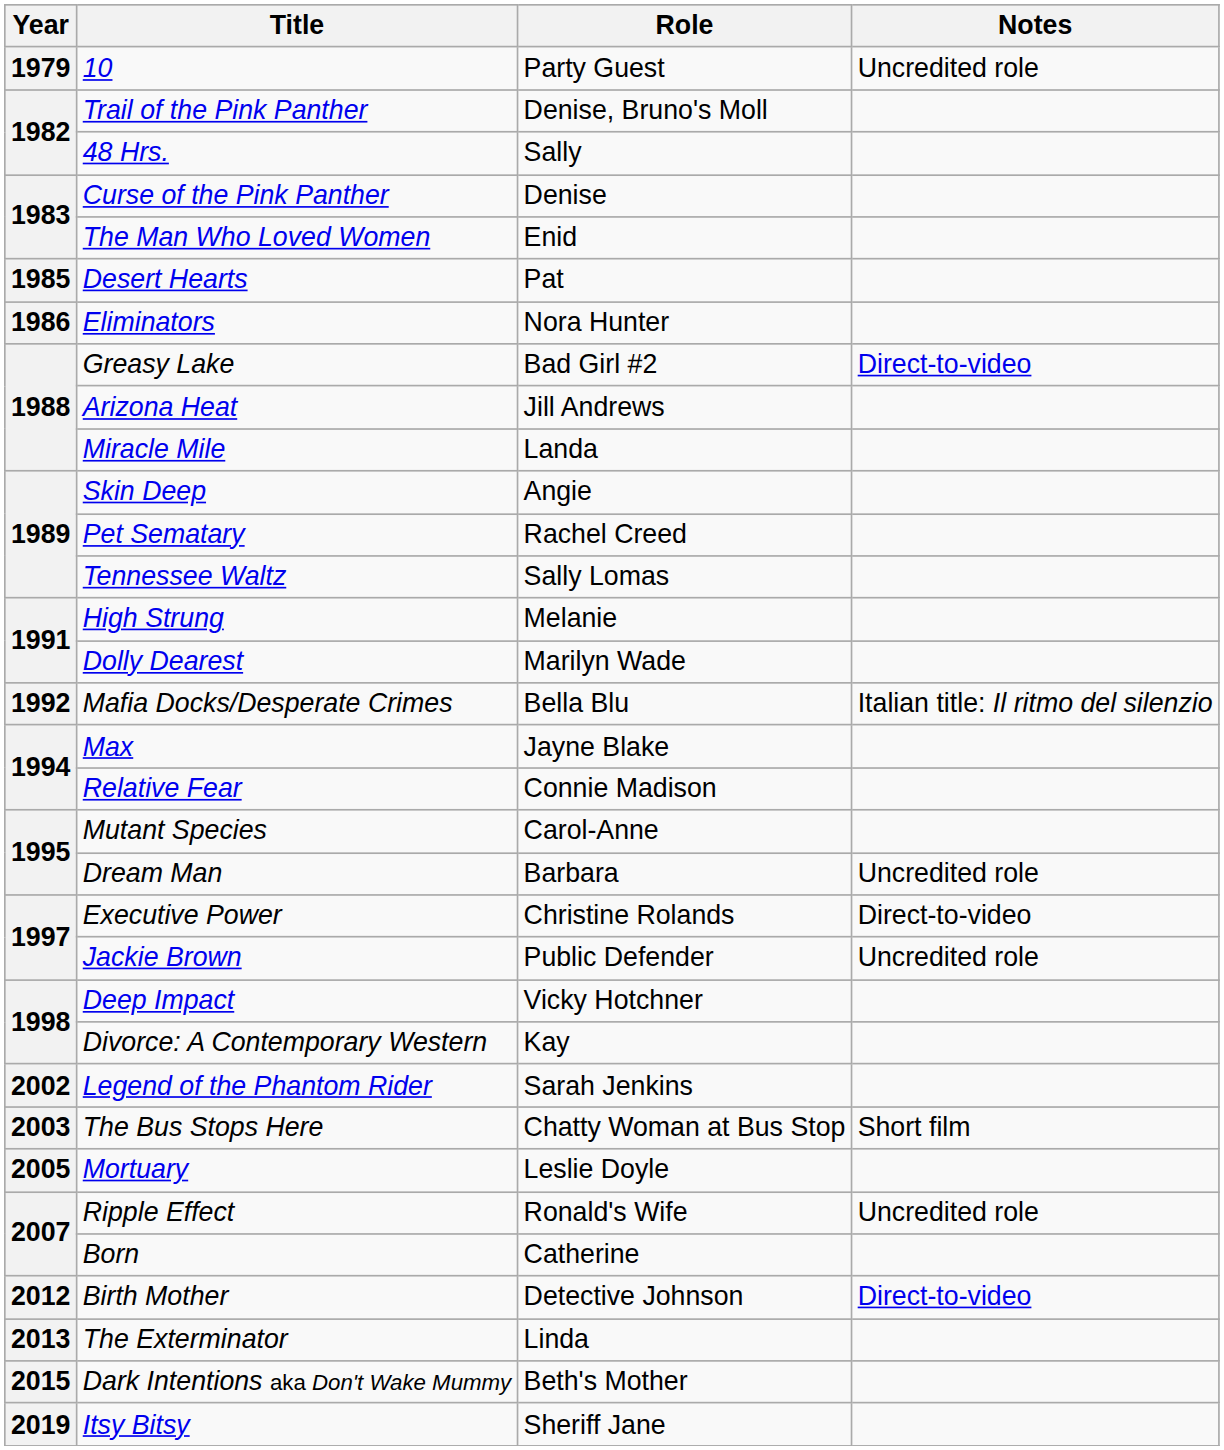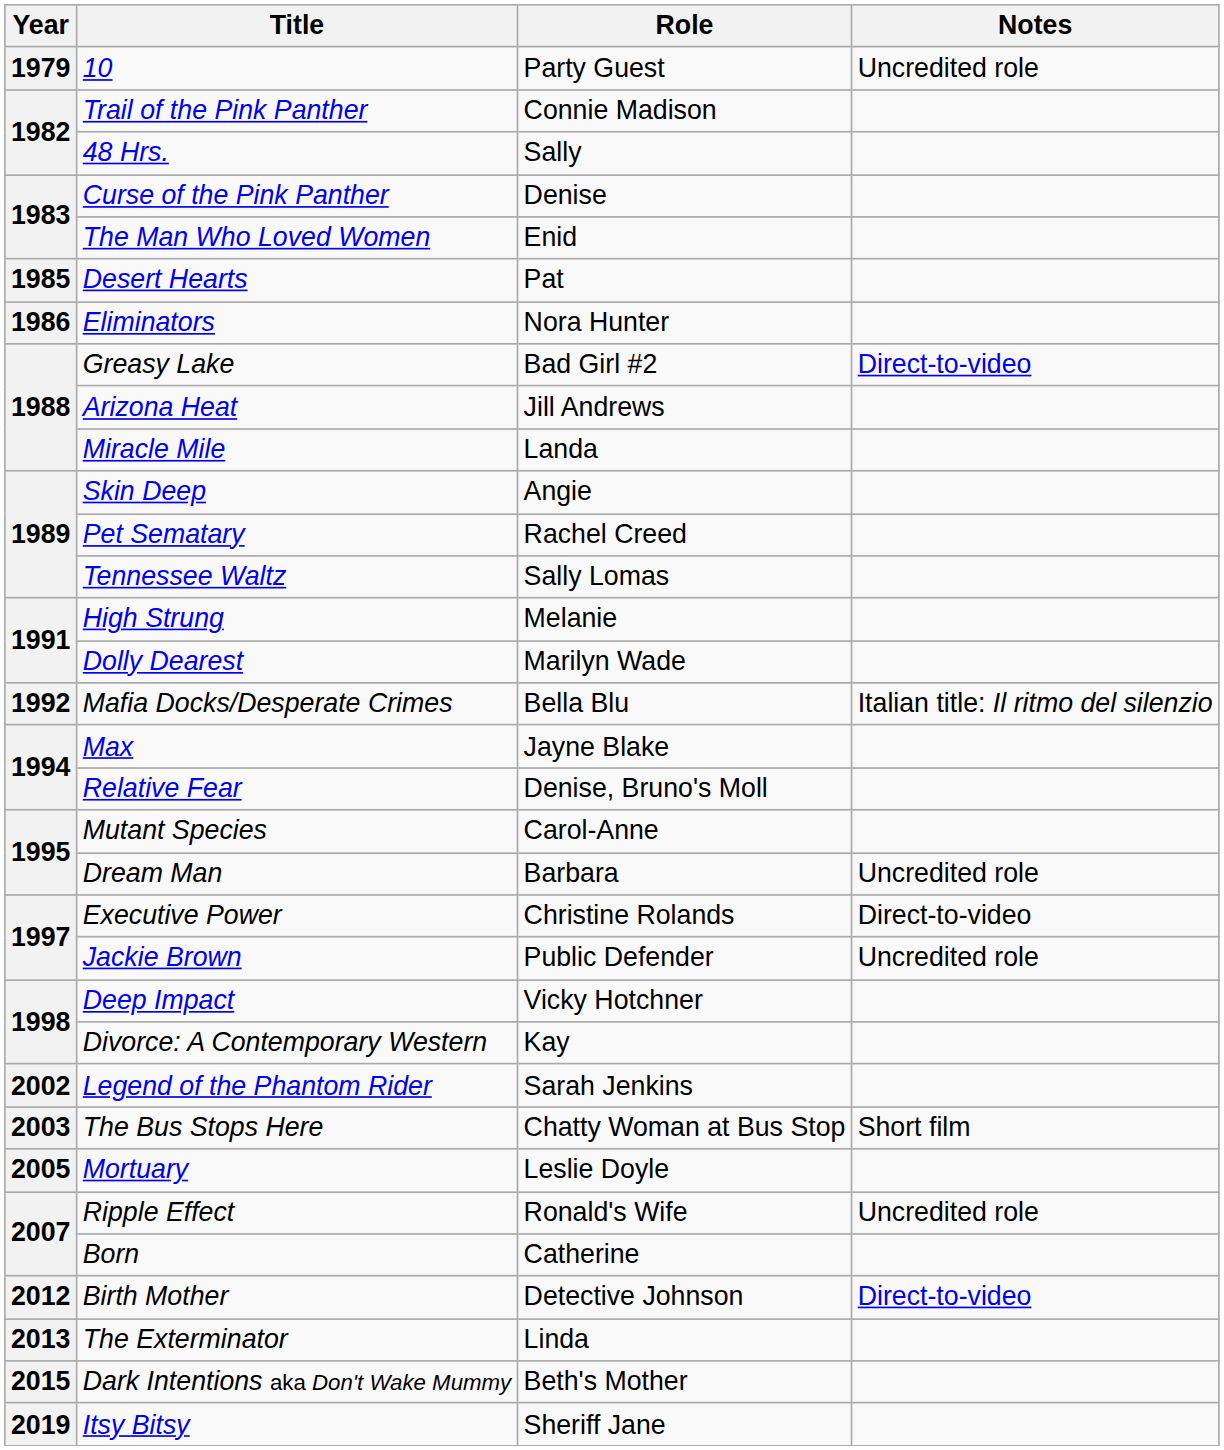(646, 110) Denise, Bruno's Moll -> (620, 110) Connie Madison
(620, 788) Connie Madison -> (646, 788) Denise, Bruno's Moll
